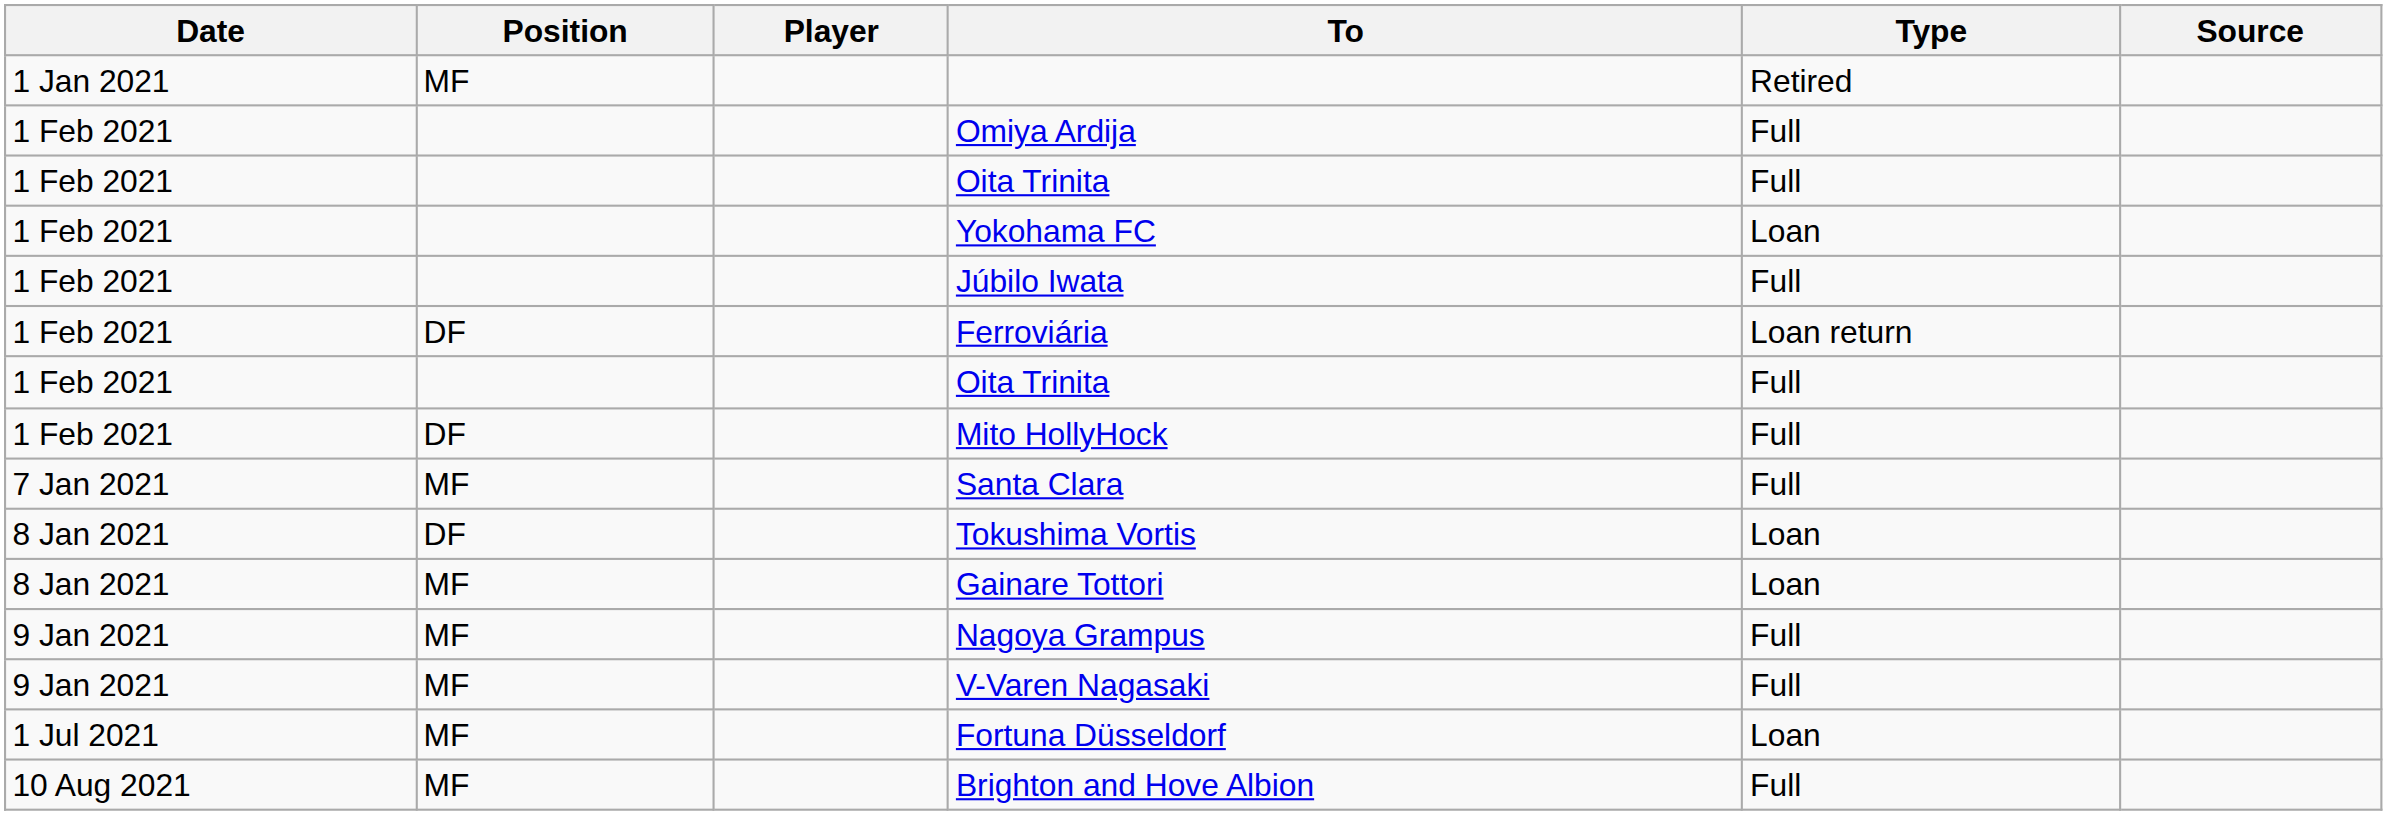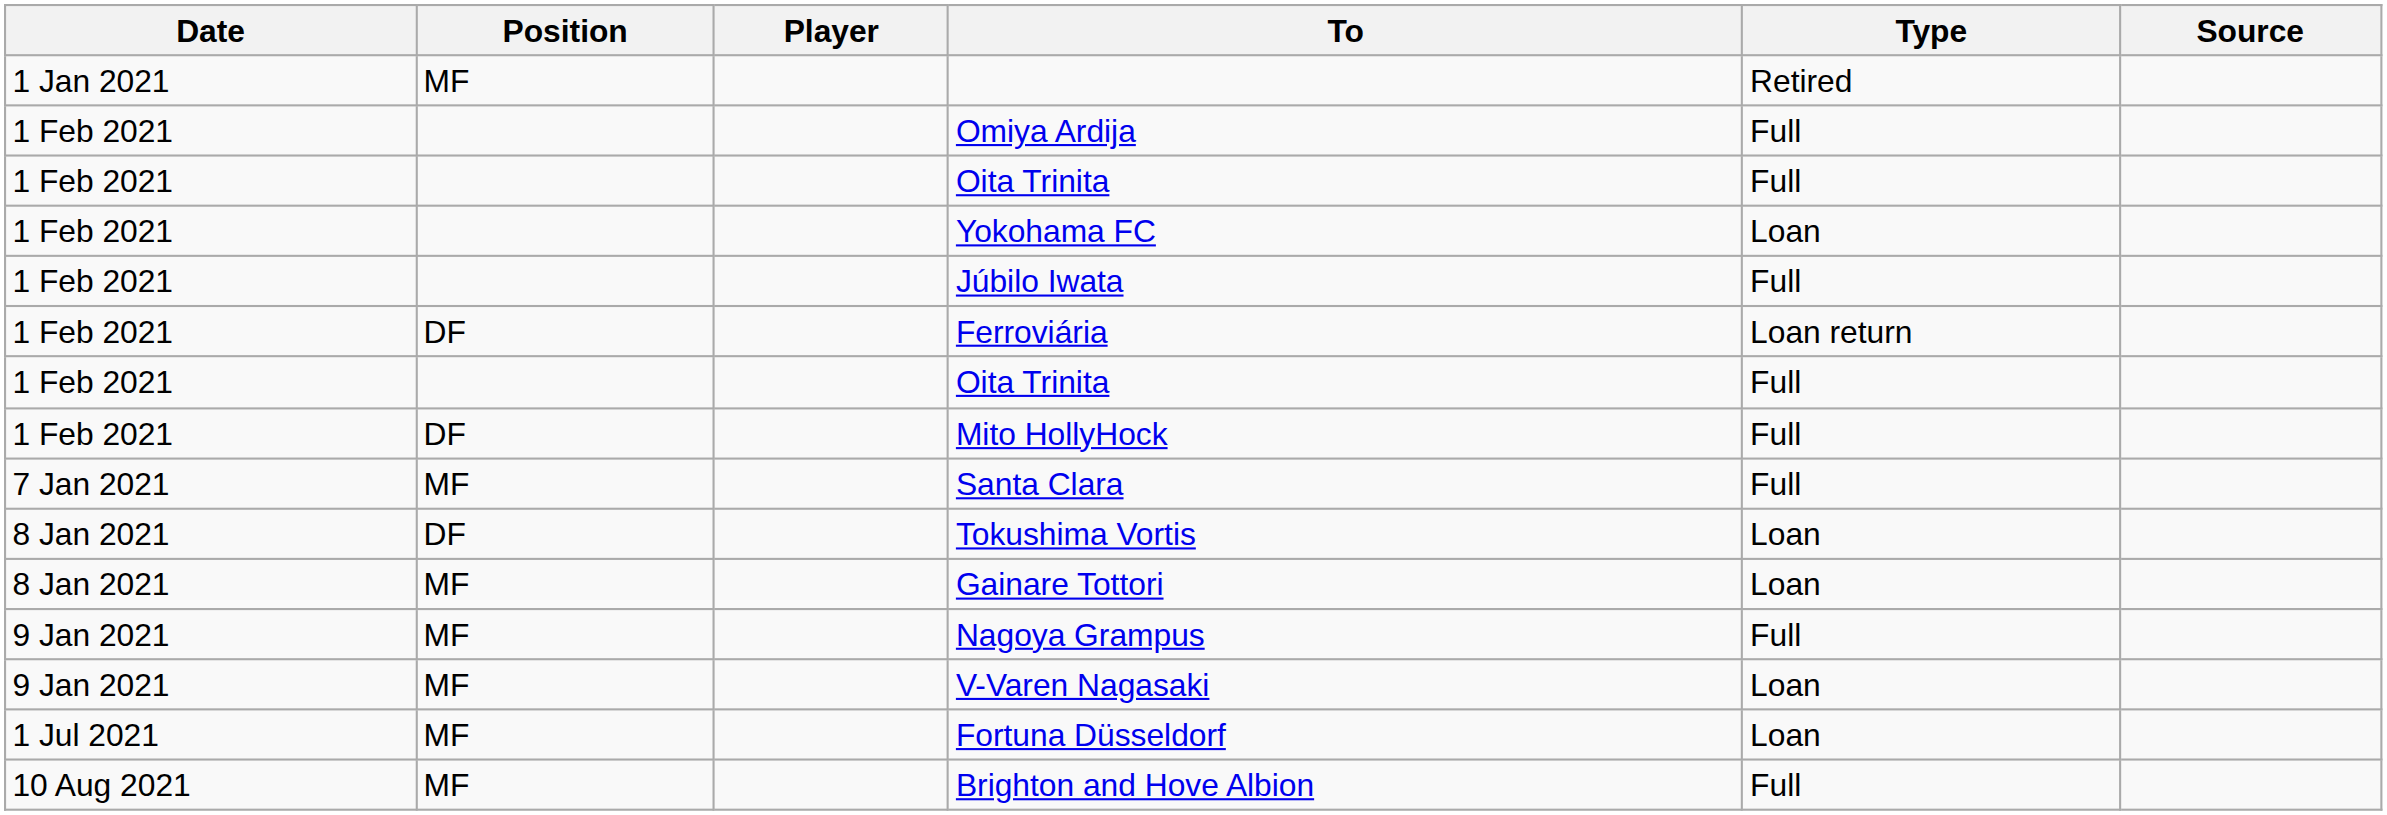(1776, 684) Full -> (1785, 684) Loan
